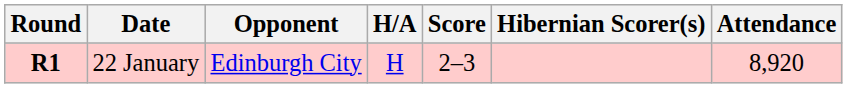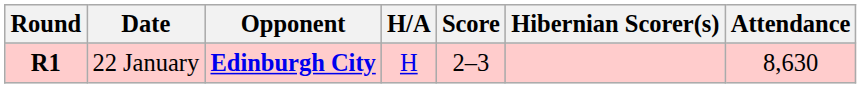(286, 62) normal -> (293, 62) bold
(777, 62) 8,920 -> (791, 62) 8,630
